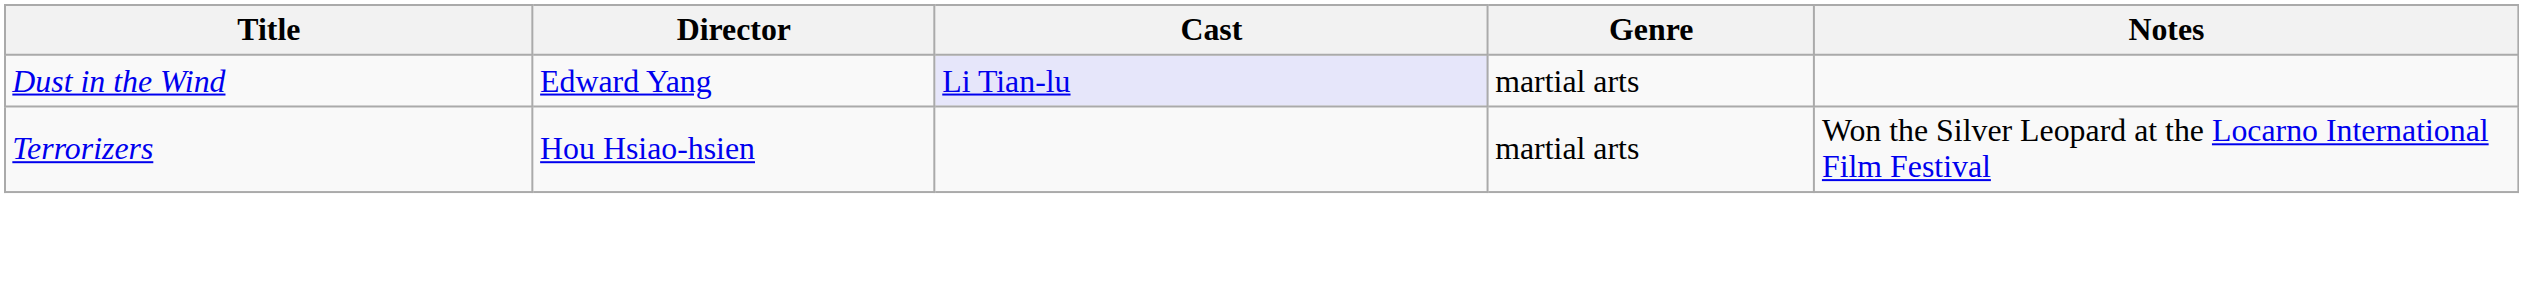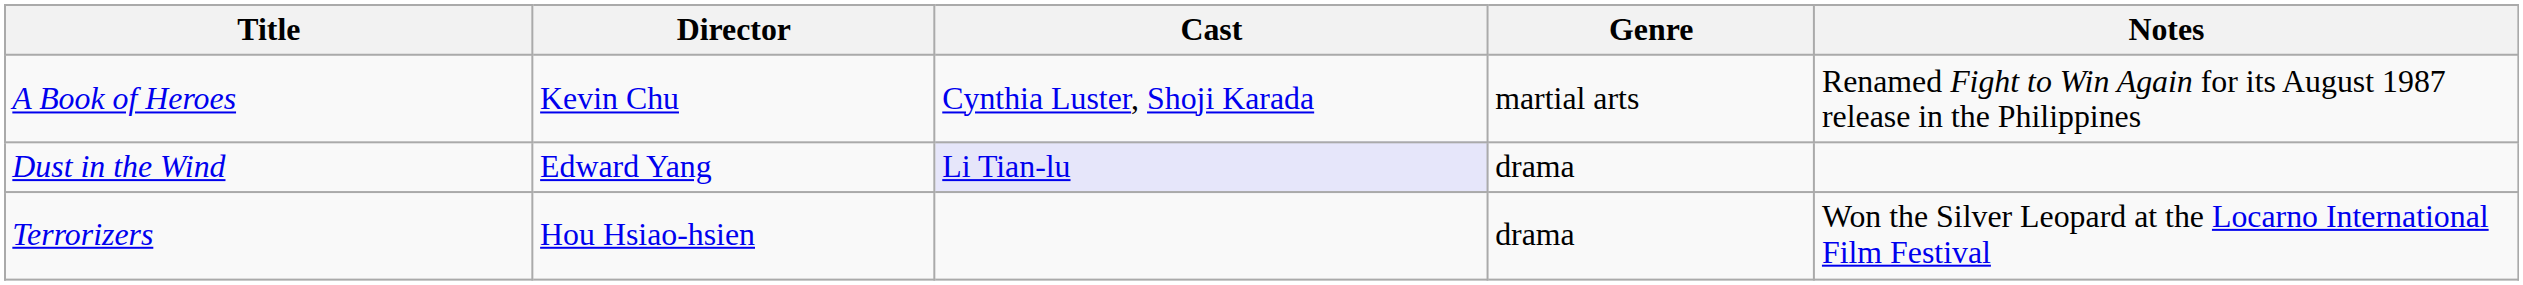+ row: (124, 98)
(1567, 80) martial arts -> (1535, 166) drama
(1567, 148) martial arts -> (1535, 234) drama
